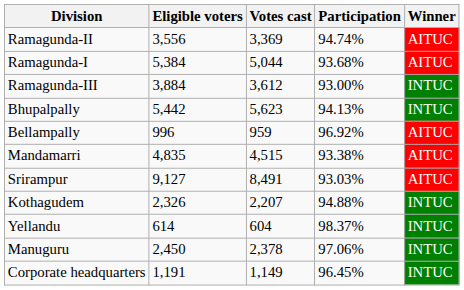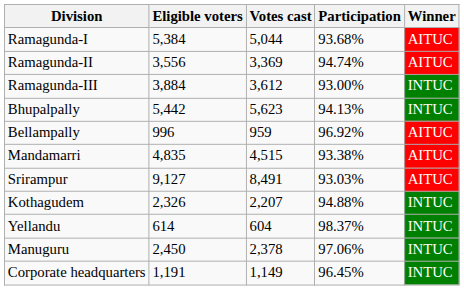rows swapped: (48, 62) <-> (50, 39)
